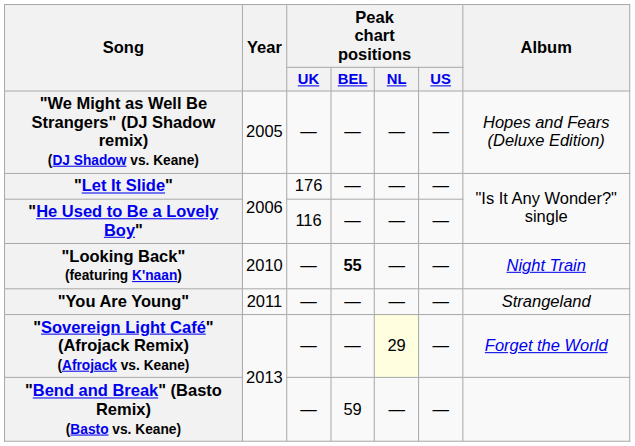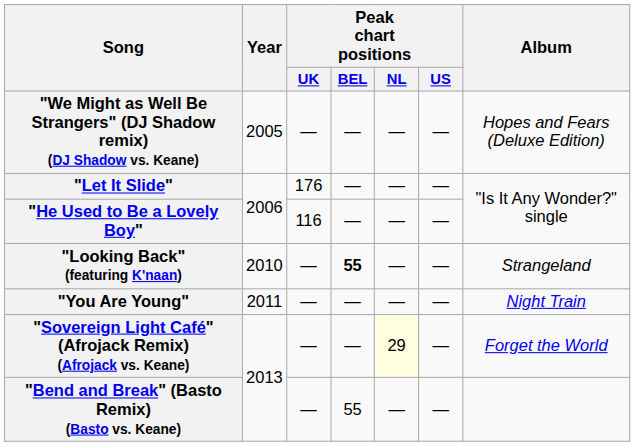(546, 266) Night Train -> (546, 266) Strangeland
(546, 301) Strangeland -> (546, 301) Night Train
(353, 409) 59 -> (353, 409) 55
